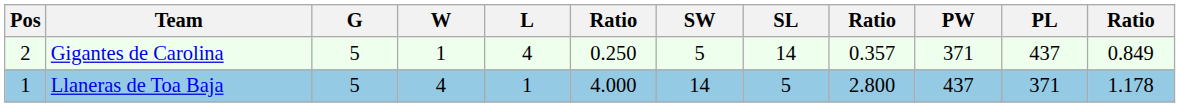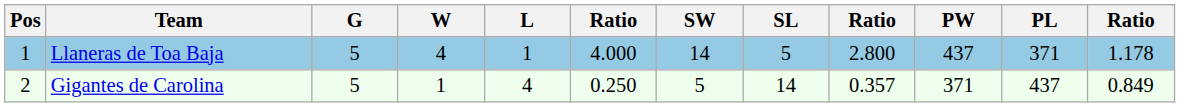rows swapped: (137, 85) <-> (137, 53)
